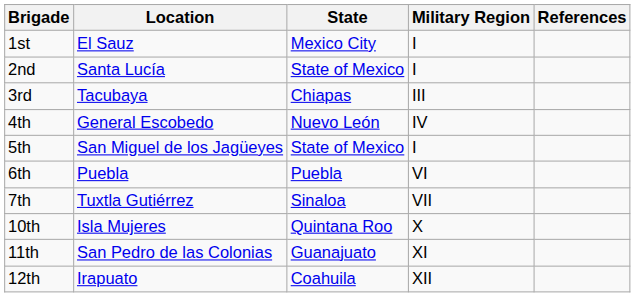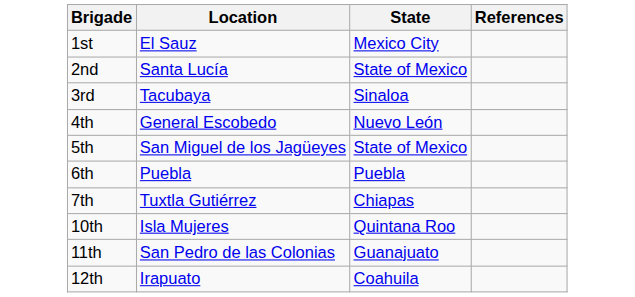- column: (471, 17)
(321, 95) Chiapas -> (381, 95) Sinaloa
(318, 200) Sinaloa -> (384, 200) Chiapas
